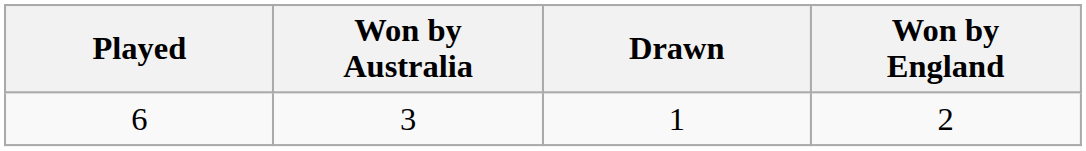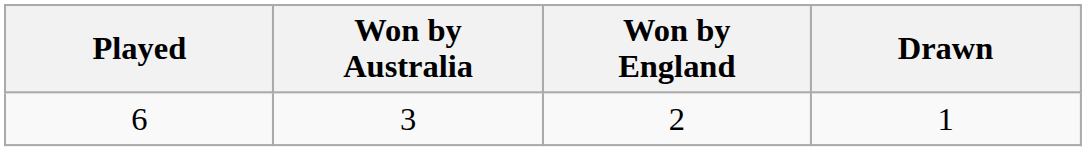columns swapped: (946, 48) <-> (677, 48)
